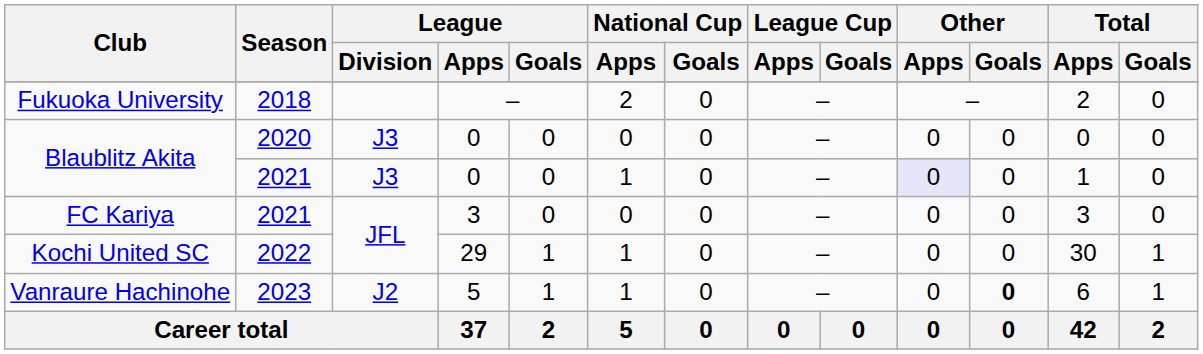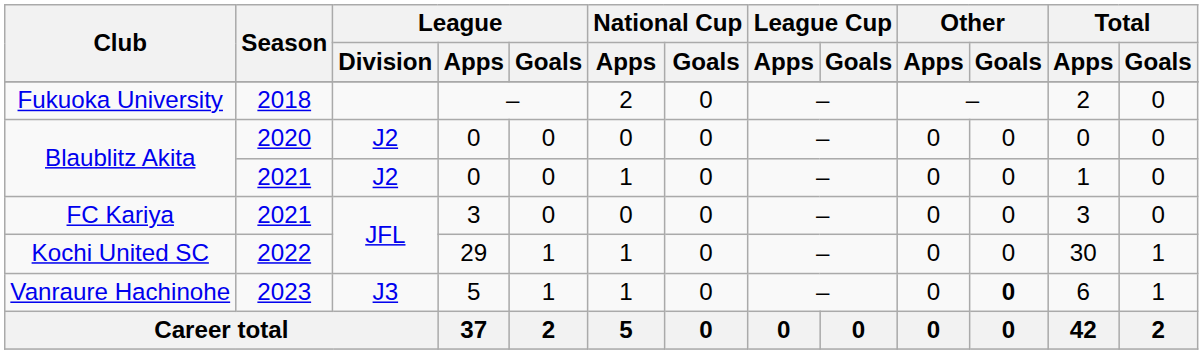(385, 138) J3 -> (385, 138) J2
(385, 176) J3 -> (385, 176) J2
(933, 176) lavender background -> (933, 176) no background
(385, 291) J2 -> (385, 291) J3
